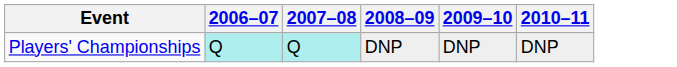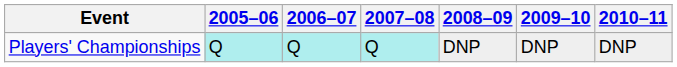+ column: (244, 18)
